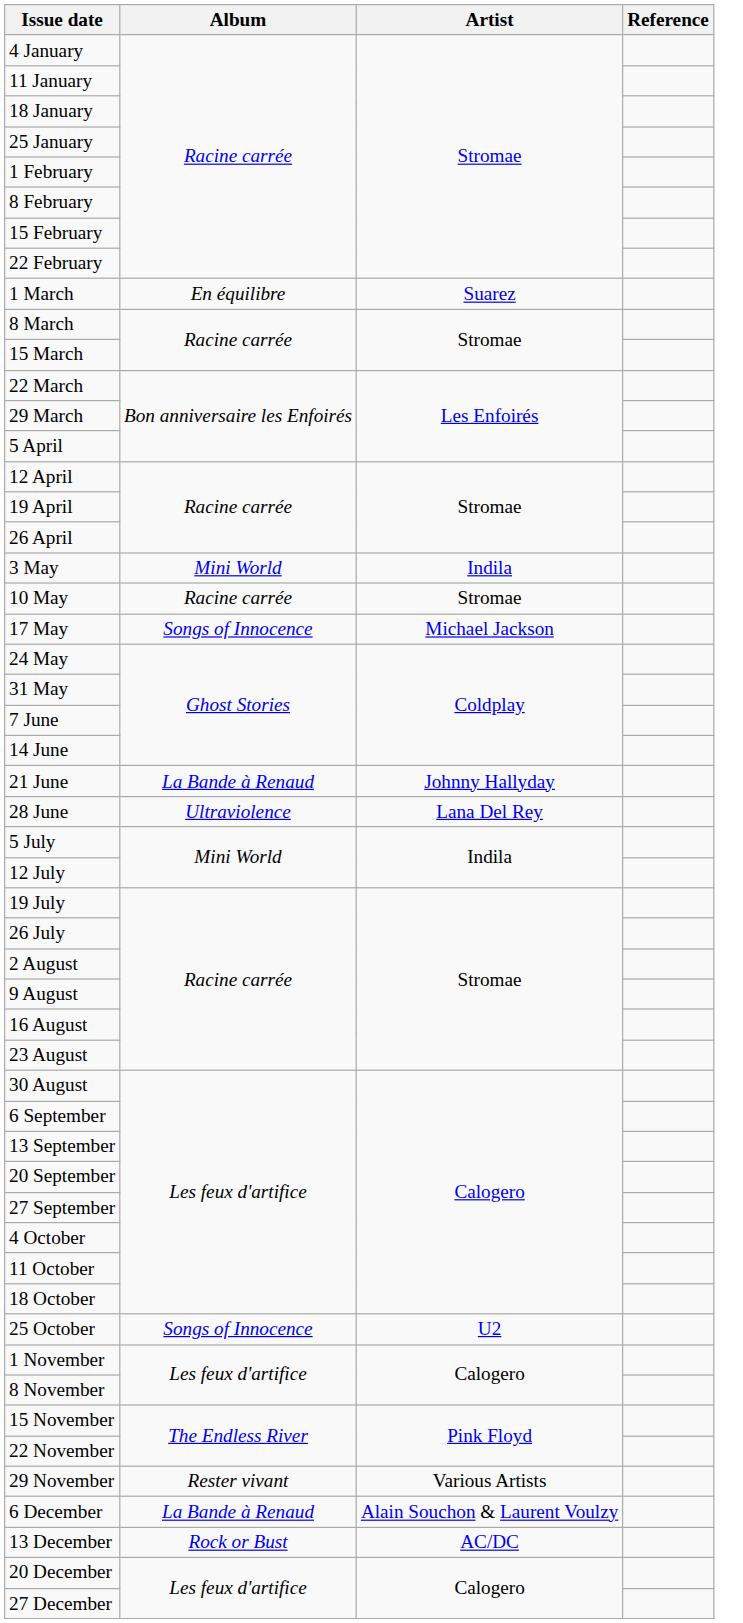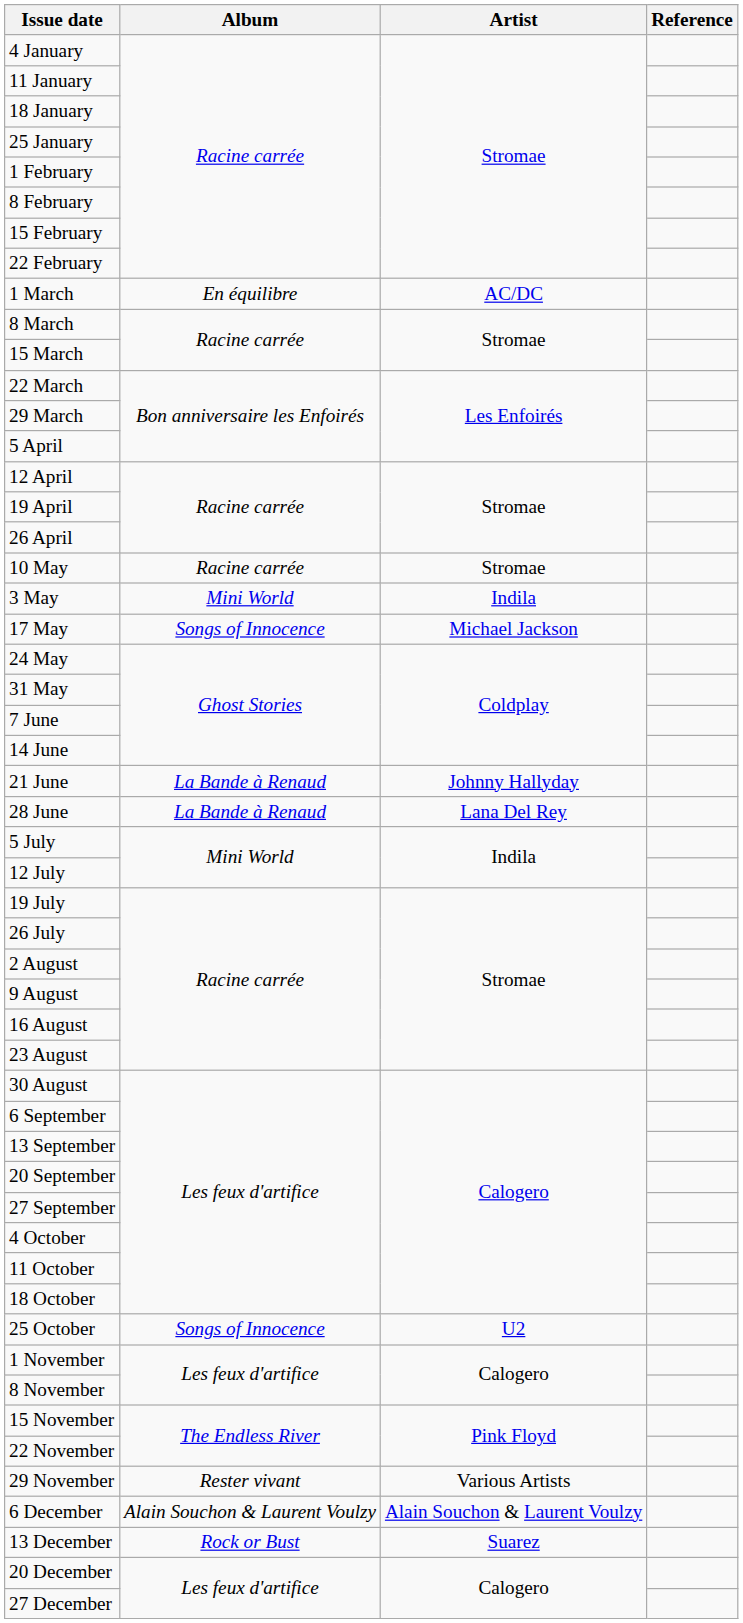(490, 293) Suarez -> (514, 293) AC/DC
rows swapped: (34, 567) <-> (39, 598)
(238, 811) Ultraviolence -> (250, 811) La Bande à Renaud
(238, 1511) La Bande à Renaud -> (250, 1511) Alain Souchon & Laurent Voulzy
(490, 1542) AC/DC -> (514, 1542) Suarez
